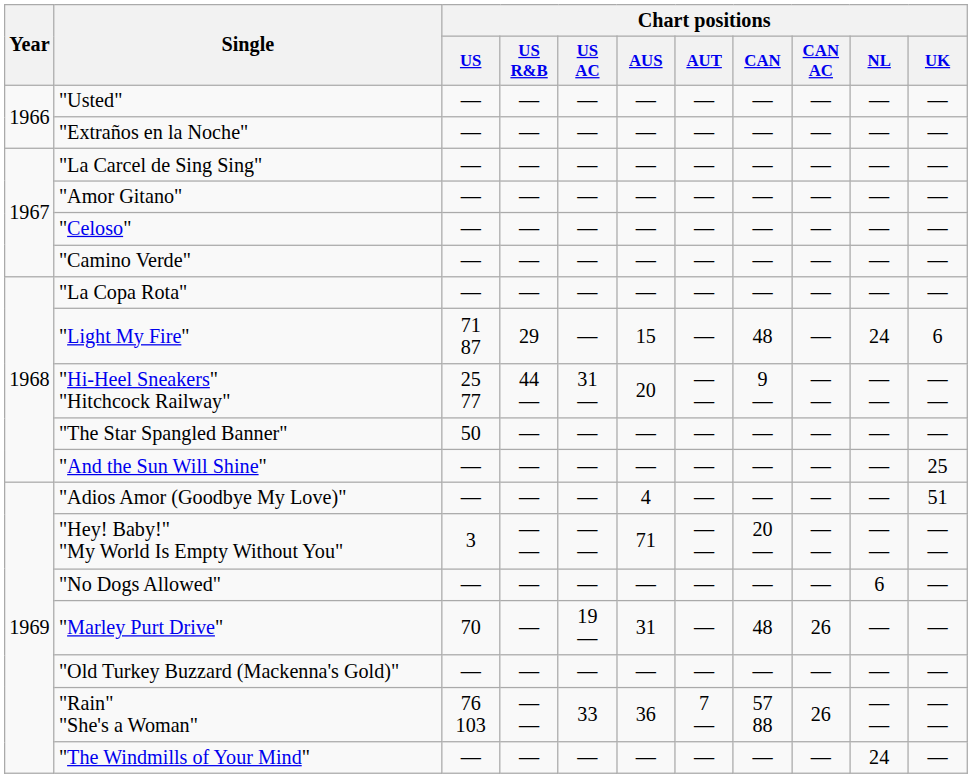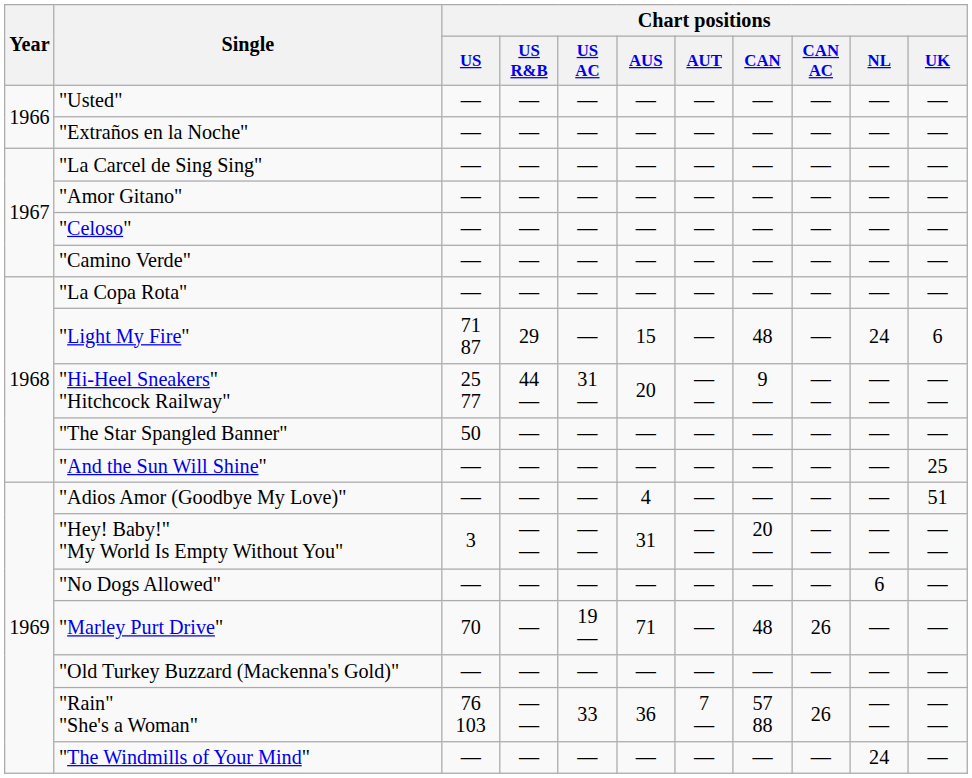(646, 541) 71 -> (646, 541) 31
(646, 627) 31 -> (646, 627) 71
